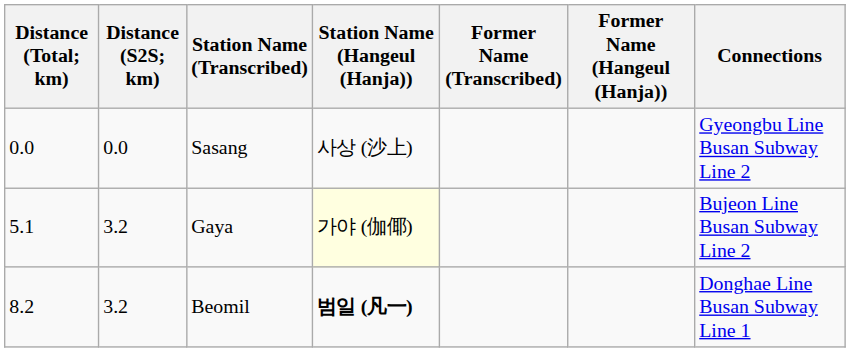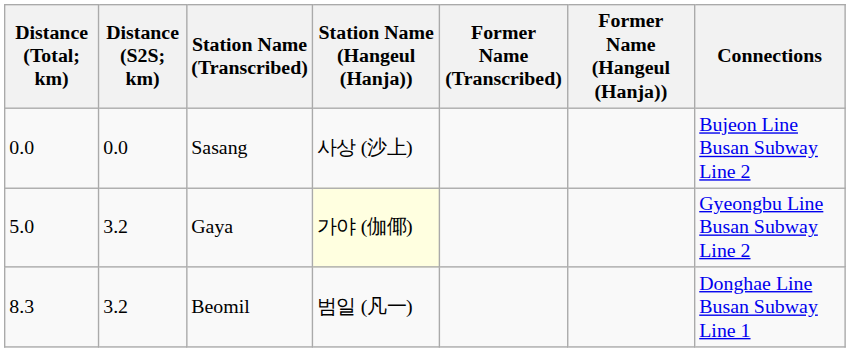(761, 147) Gyeongbu Line Busan Subway Line 2 -> (759, 147) Bujeon Line Busan Subway Line 2
(22, 227) 5.1 -> (22, 227) 5.0
(759, 227) Bujeon Line Busan Subway Line 2 -> (761, 227) Gyeongbu Line Busan Subway Line 2
(22, 307) 8.2 -> (22, 307) 8.3
(365, 307) bold -> (365, 307) normal
